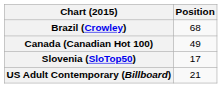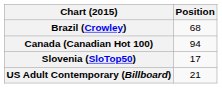(195, 43) 49 -> (195, 43) 94
